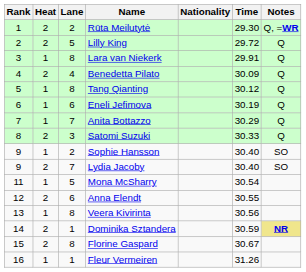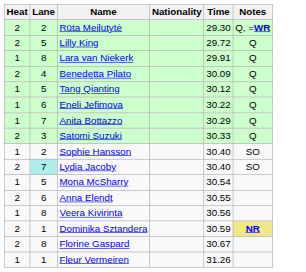- column: (18, 12)
(72, 89) 8 -> (44, 89) 5
(247, 105) 30.19 -> (218, 105) 30.22
(72, 167) no background -> (44, 167) paleturquoise background
